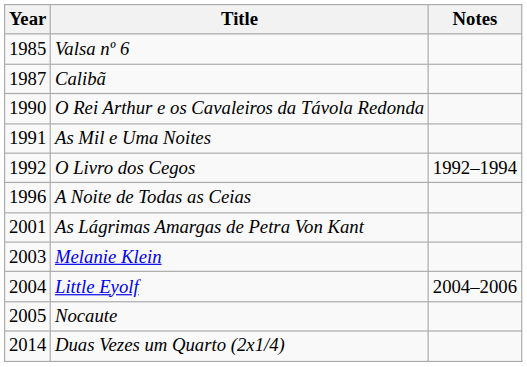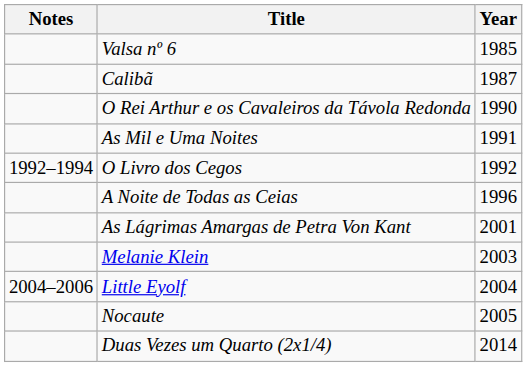columns swapped: (28, 19) <-> (475, 19)
